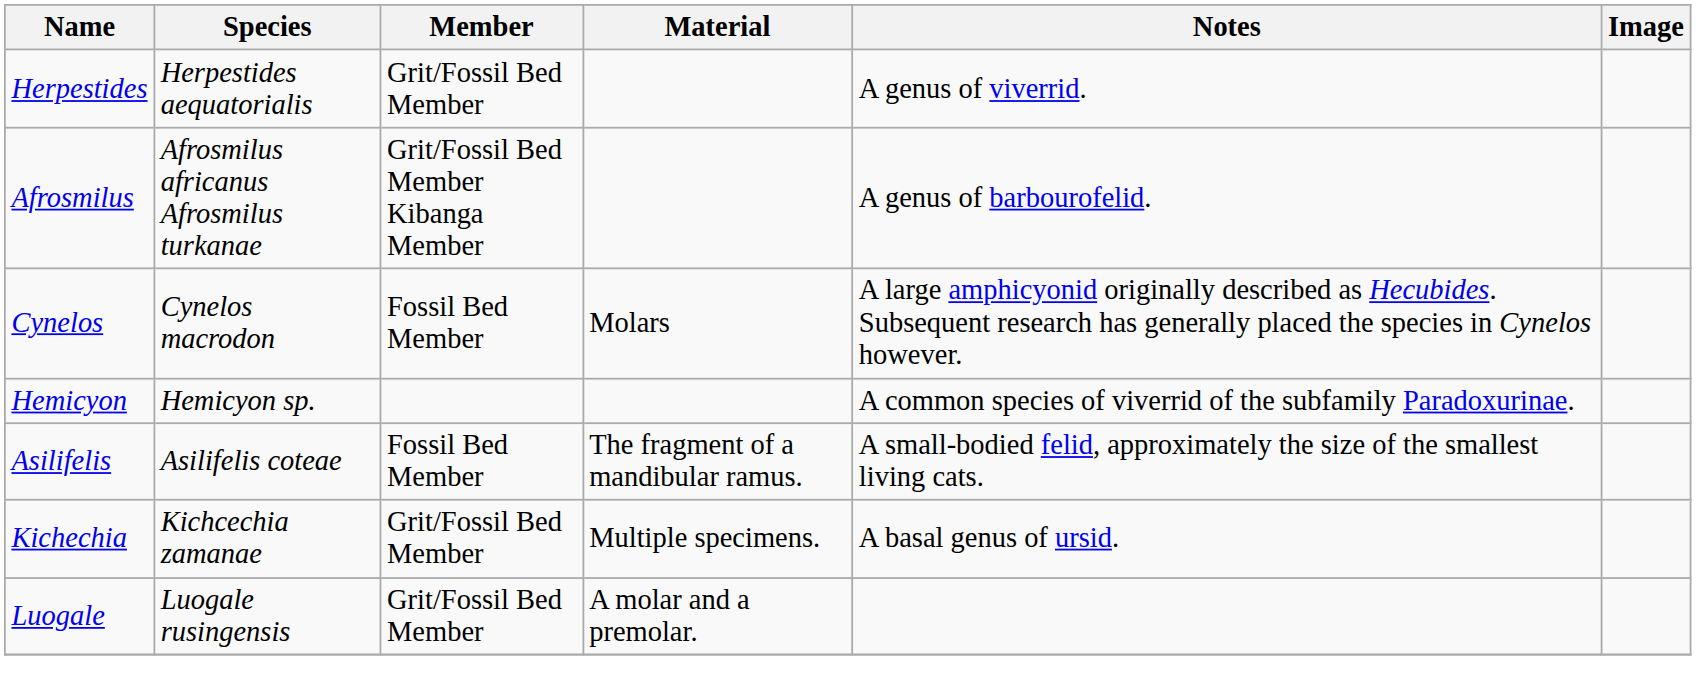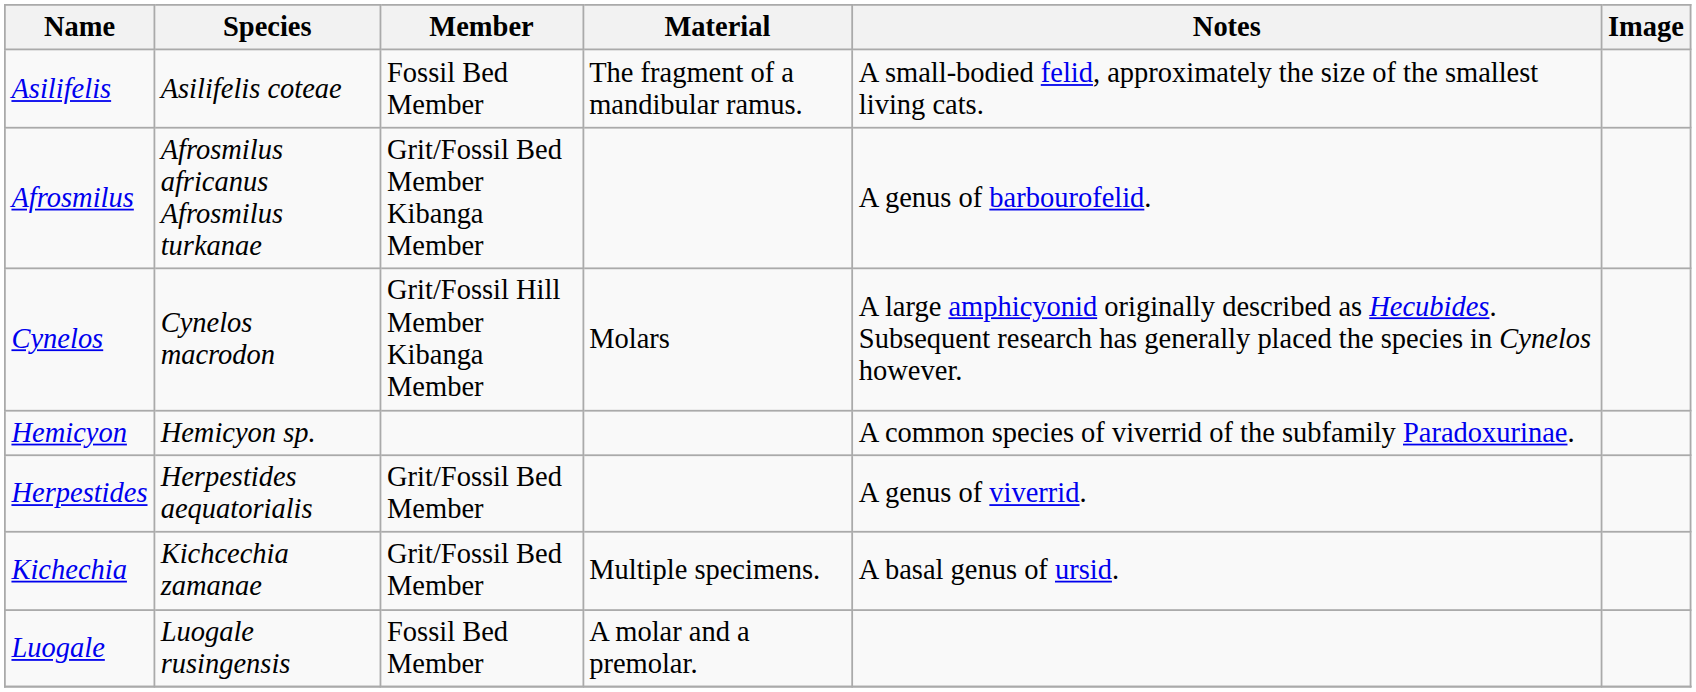rows swapped: (61, 461) <-> (79, 88)
(448, 322) Fossil Bed Member -> (474, 338) Grit/Fossil Hill Member Kibanga Member
(474, 615) Grit/Fossil Bed Member -> (448, 647) Fossil Bed Member
